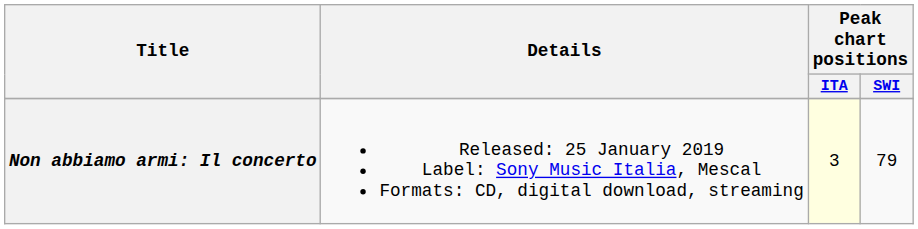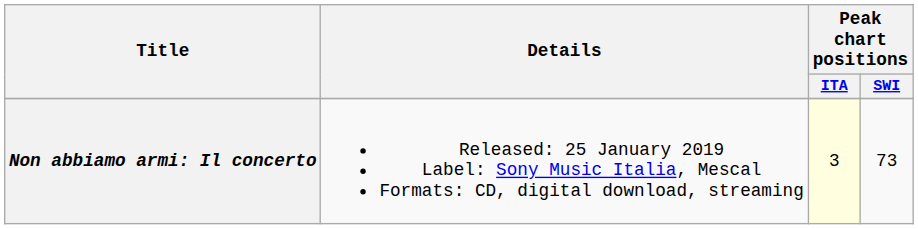(887, 161) 79 -> (887, 161) 73
